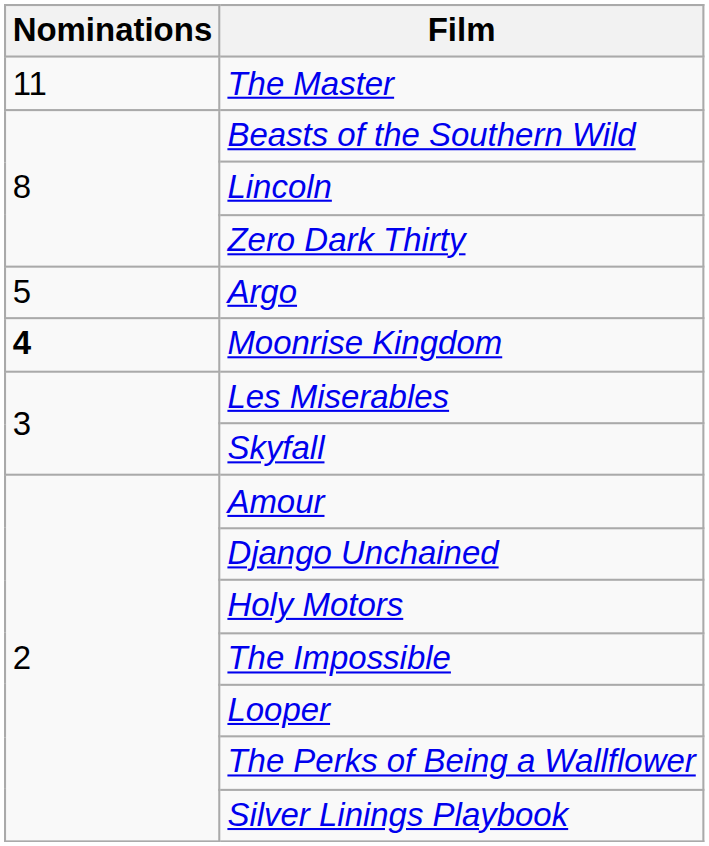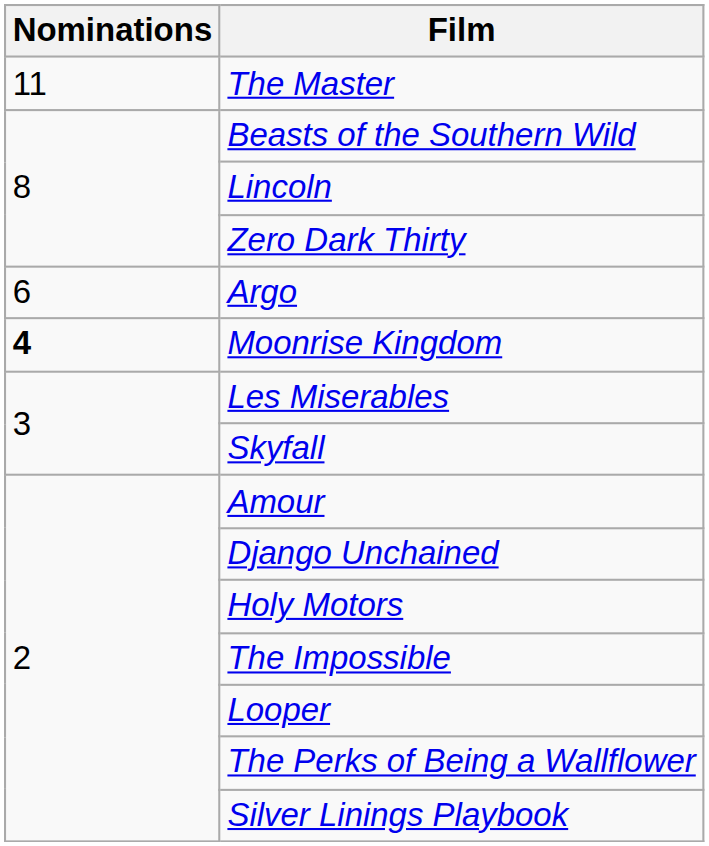(22, 291) 5 -> (22, 291) 6
